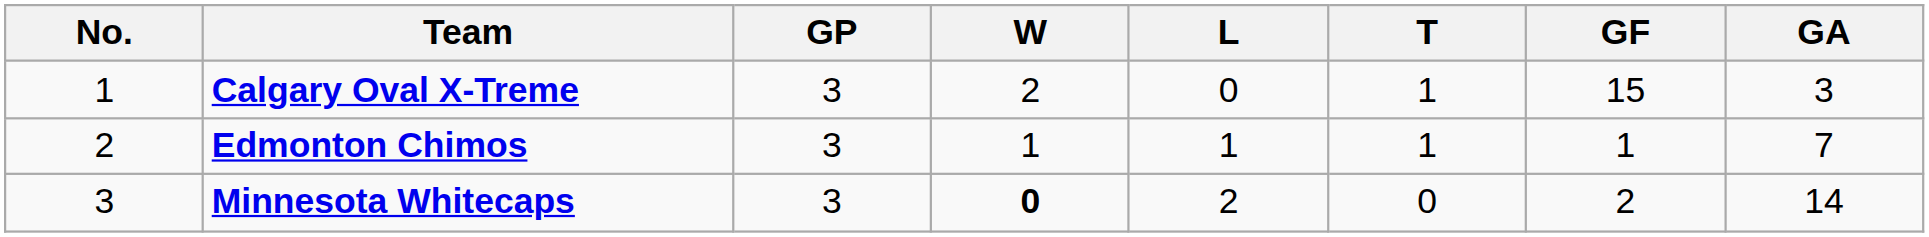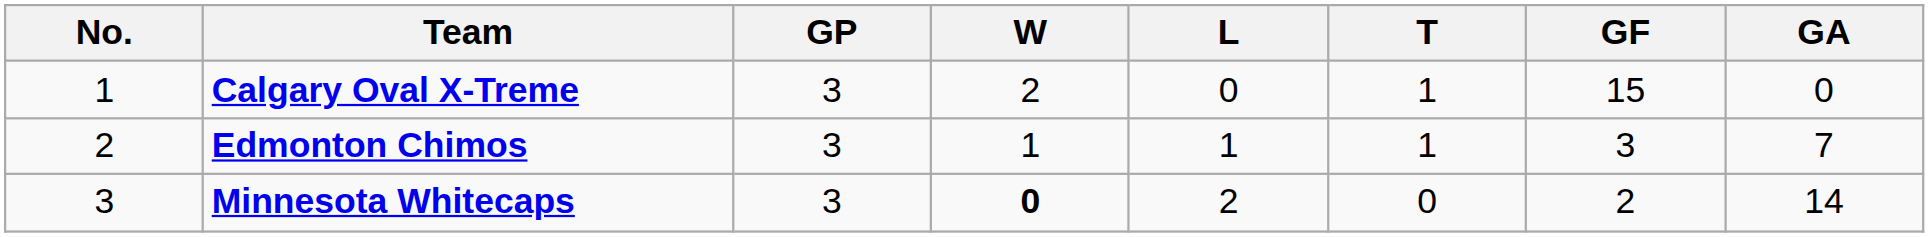(1824, 88) 3 -> (1824, 88) 0
(1626, 145) 1 -> (1626, 145) 3
